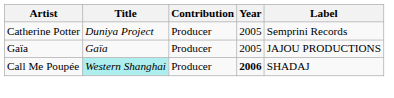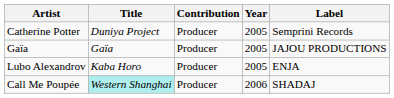+ row: (46, 66)
(250, 66) bold -> (256, 84) normal
